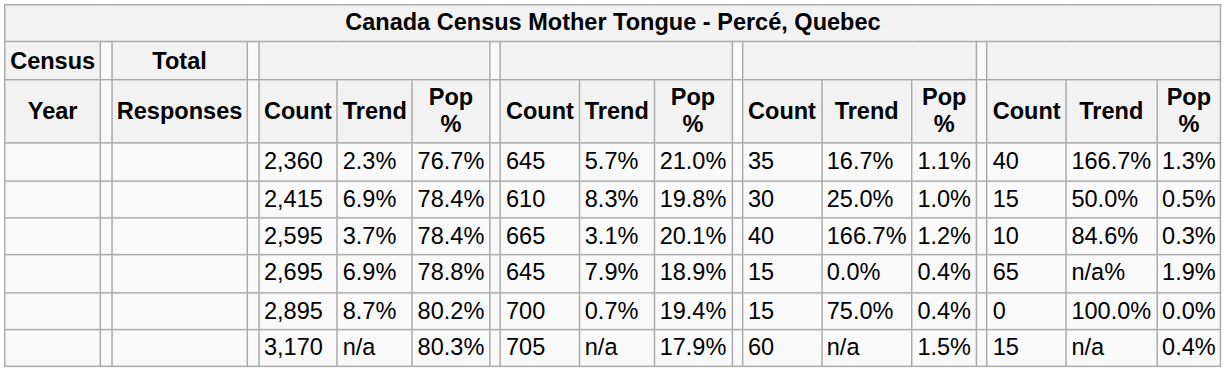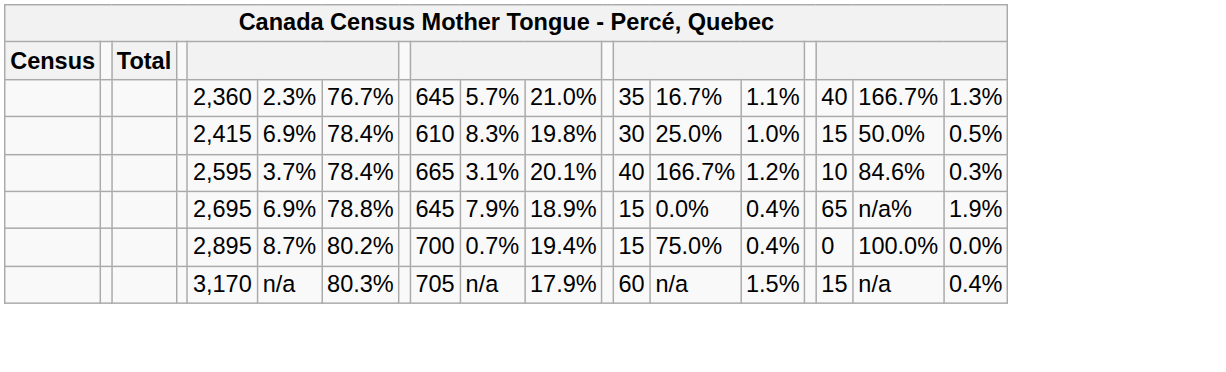- row: (53, 110)
